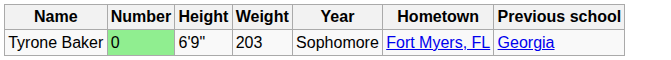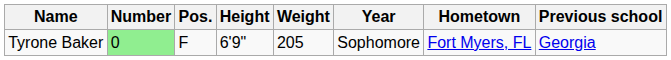+ column: (195, 17)
(249, 42) 203 -> (290, 42) 205
